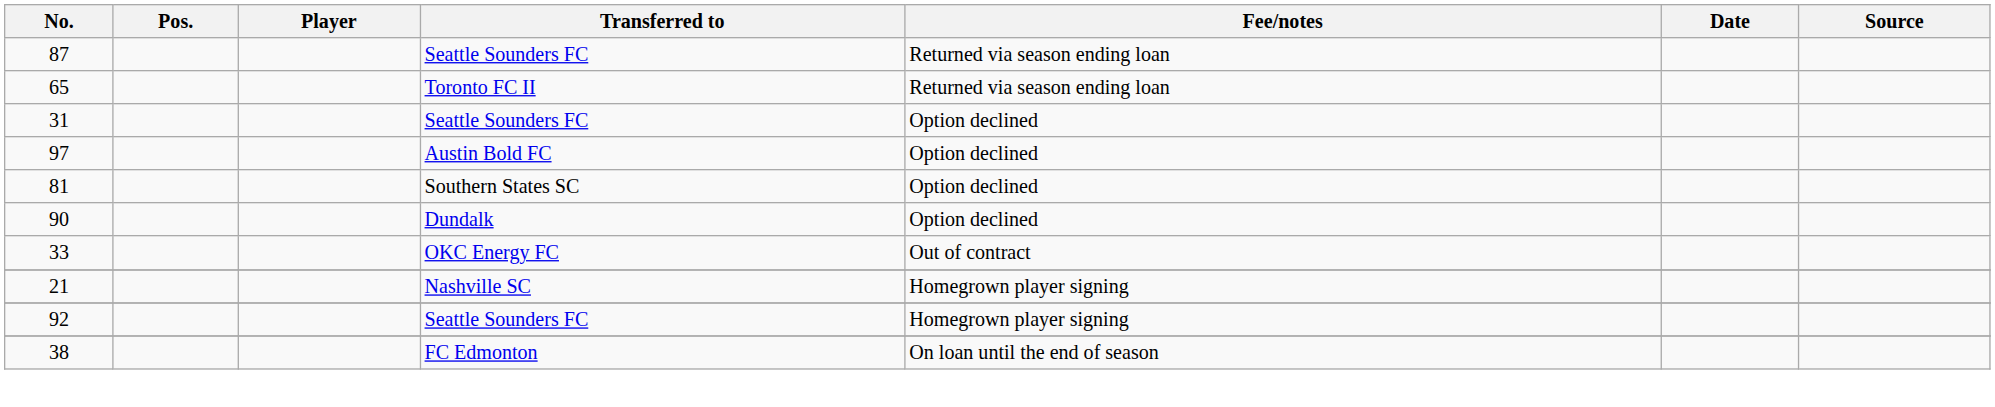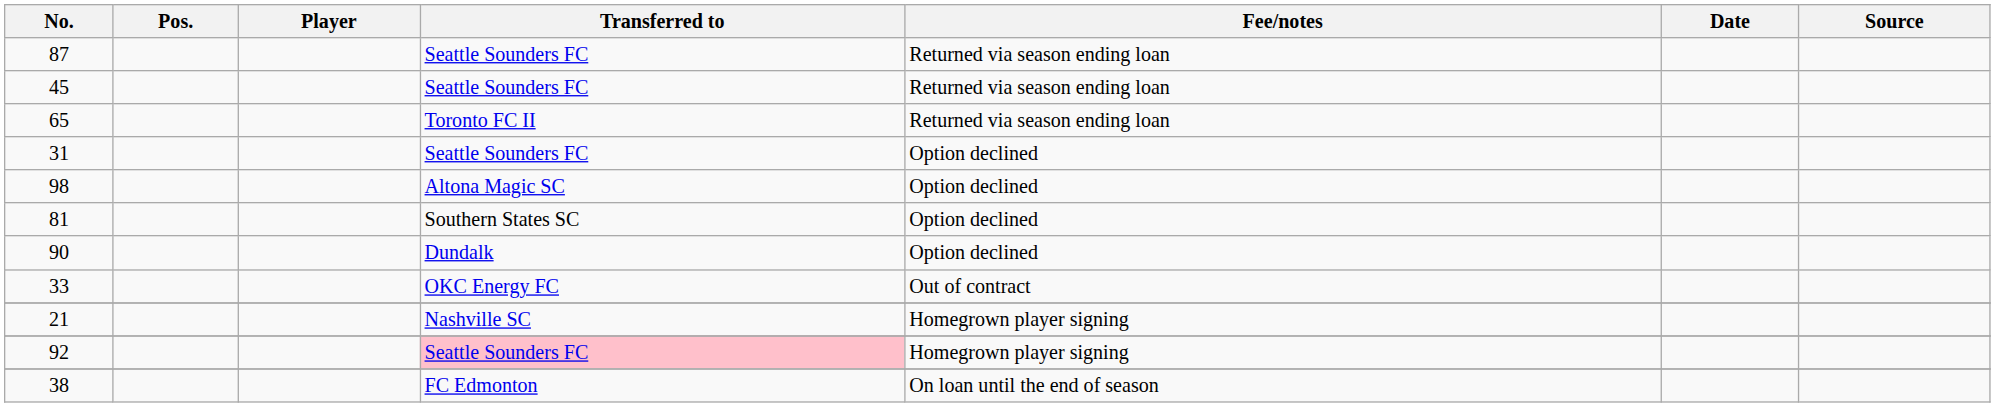+ row: (59, 87)
- row: (59, 153)
+ row: (59, 186)
(506, 318) no background -> (506, 352) pink background
